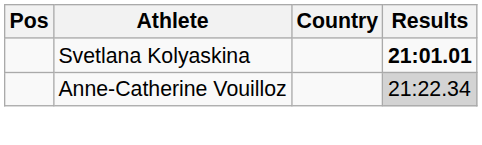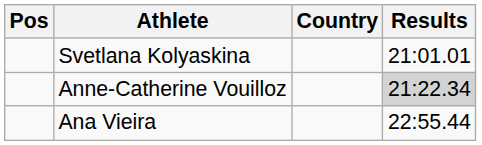(430, 55) bold -> (429, 55) normal
+ row: (107, 122)
